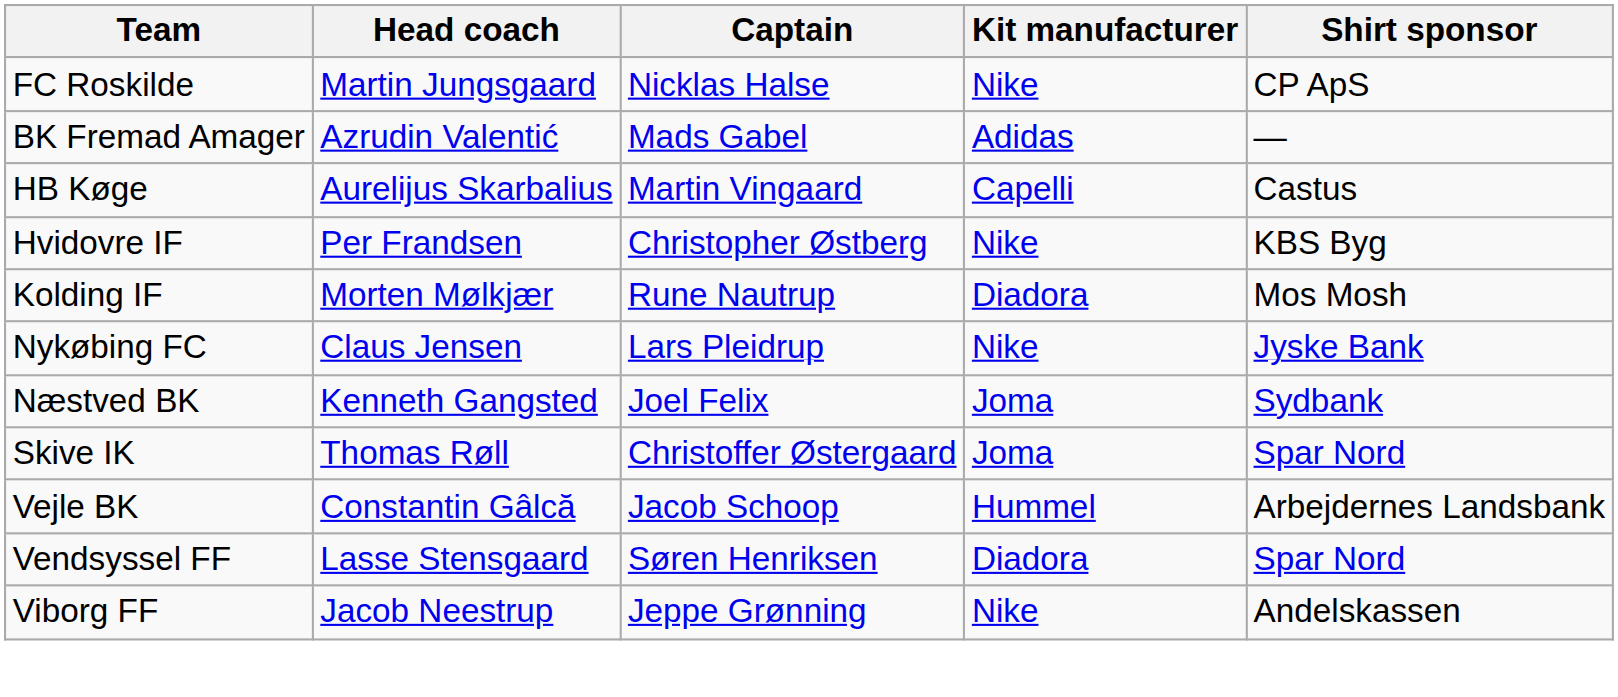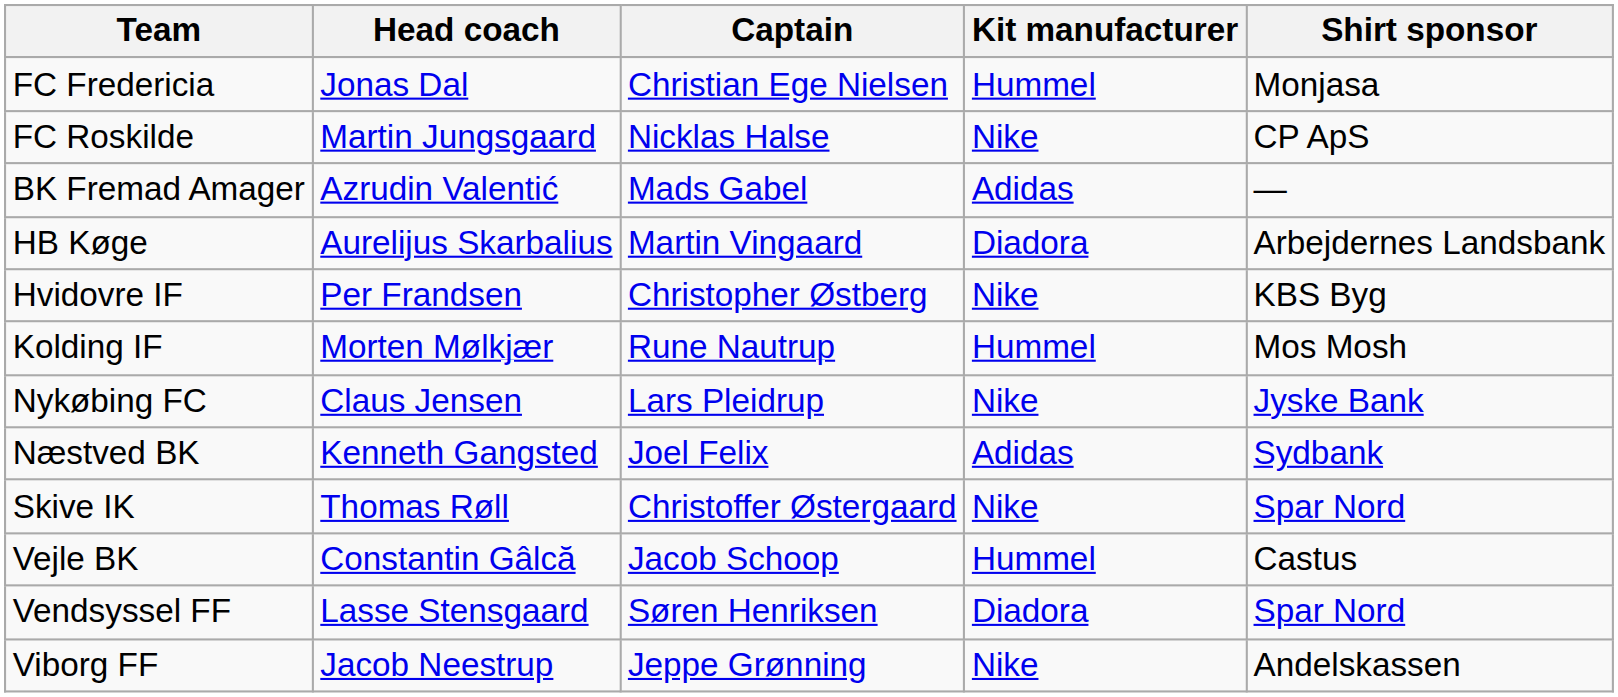+ row: (113, 83)
(1023, 189) Capelli -> (1030, 242) Diadora
(1305, 189) Castus -> (1429, 242) Arbejdernes Landsbank
(1030, 294) Diadora -> (1034, 347) Hummel
(1013, 400) Joma -> (1023, 453) Adidas
(1013, 453) Joma -> (1005, 505) Nike
(1429, 505) Arbejdernes Landsbank -> (1305, 558) Castus
